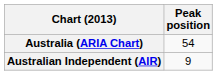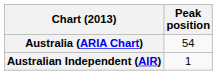(188, 61) 9 -> (188, 61) 1
